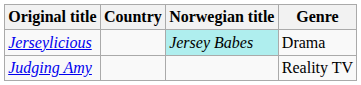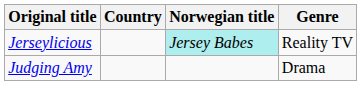(304, 42) Drama -> (317, 42) Reality TV
(317, 67) Reality TV -> (304, 67) Drama
